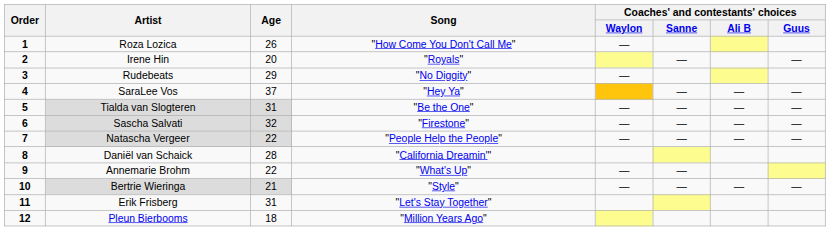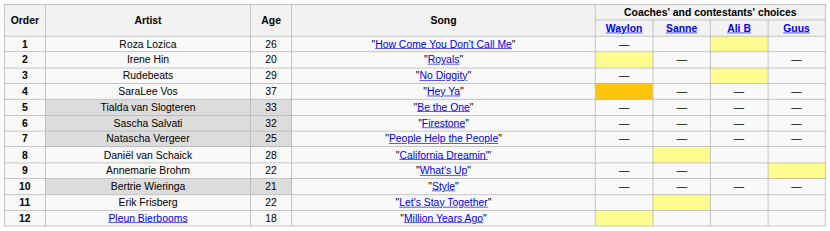(271, 107) 31 -> (271, 107) 33
(271, 139) 22 -> (271, 139) 25
(271, 202) 31 -> (271, 202) 22
